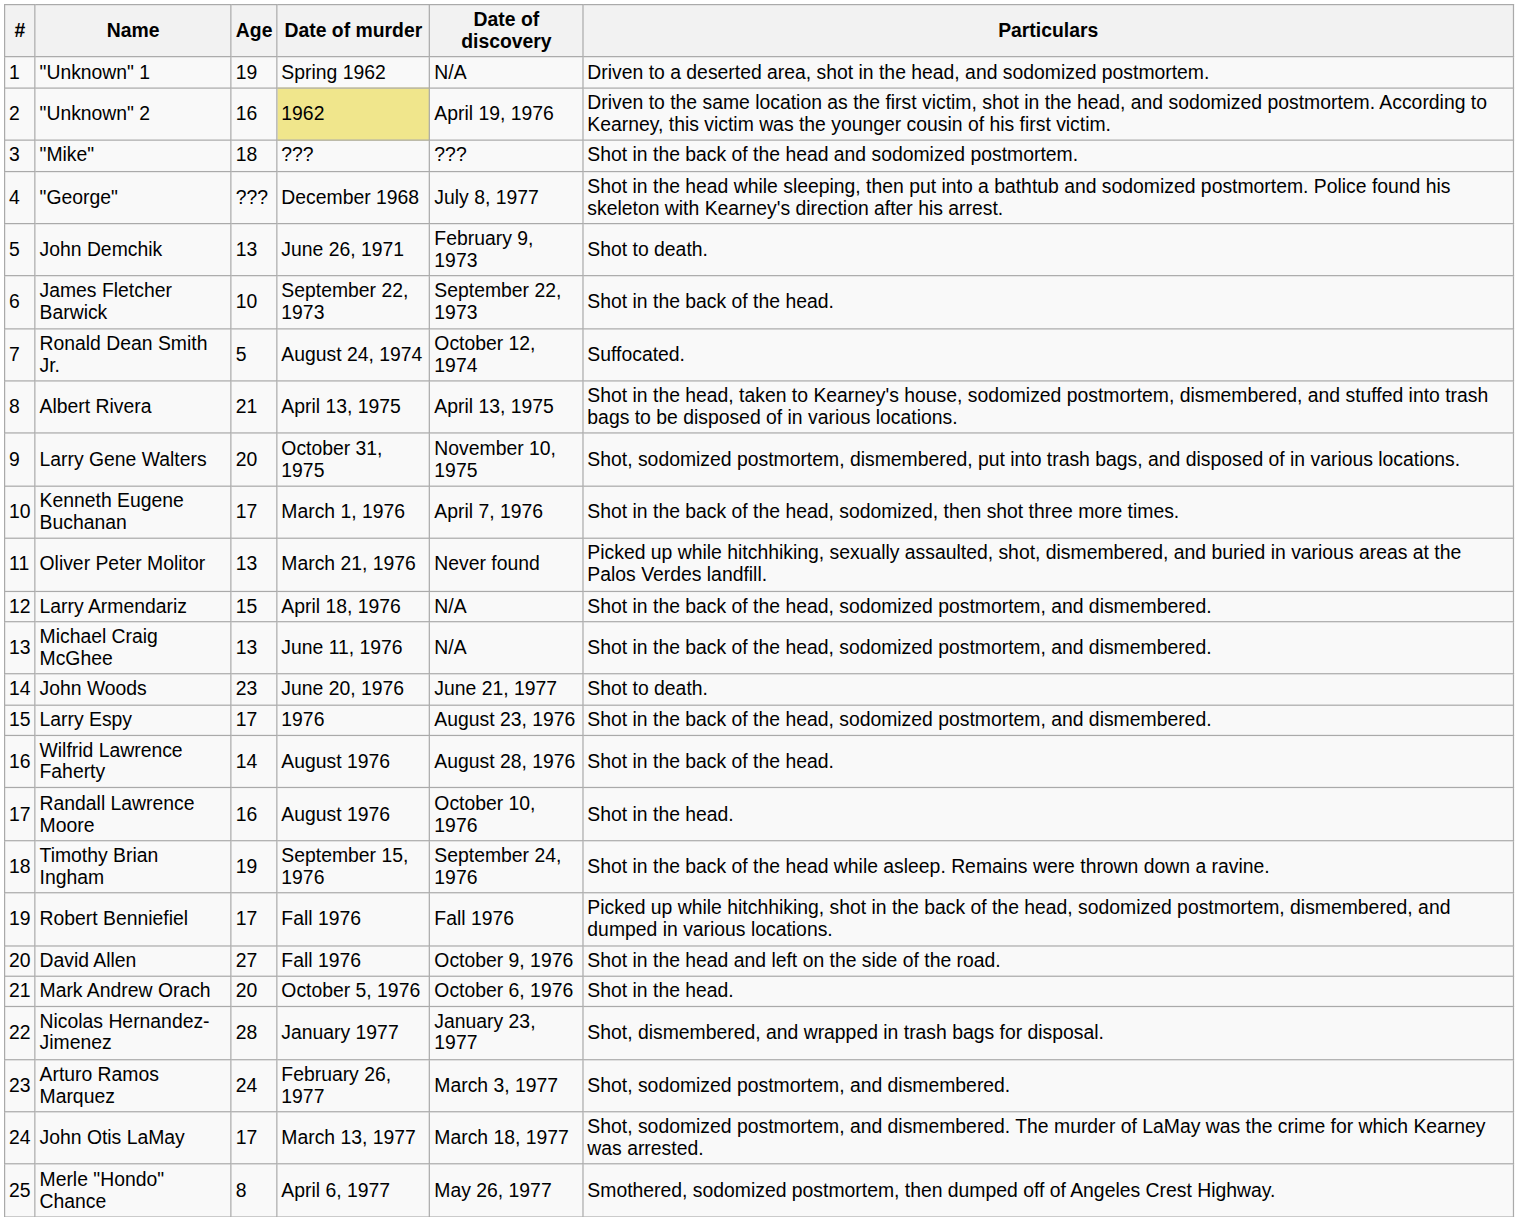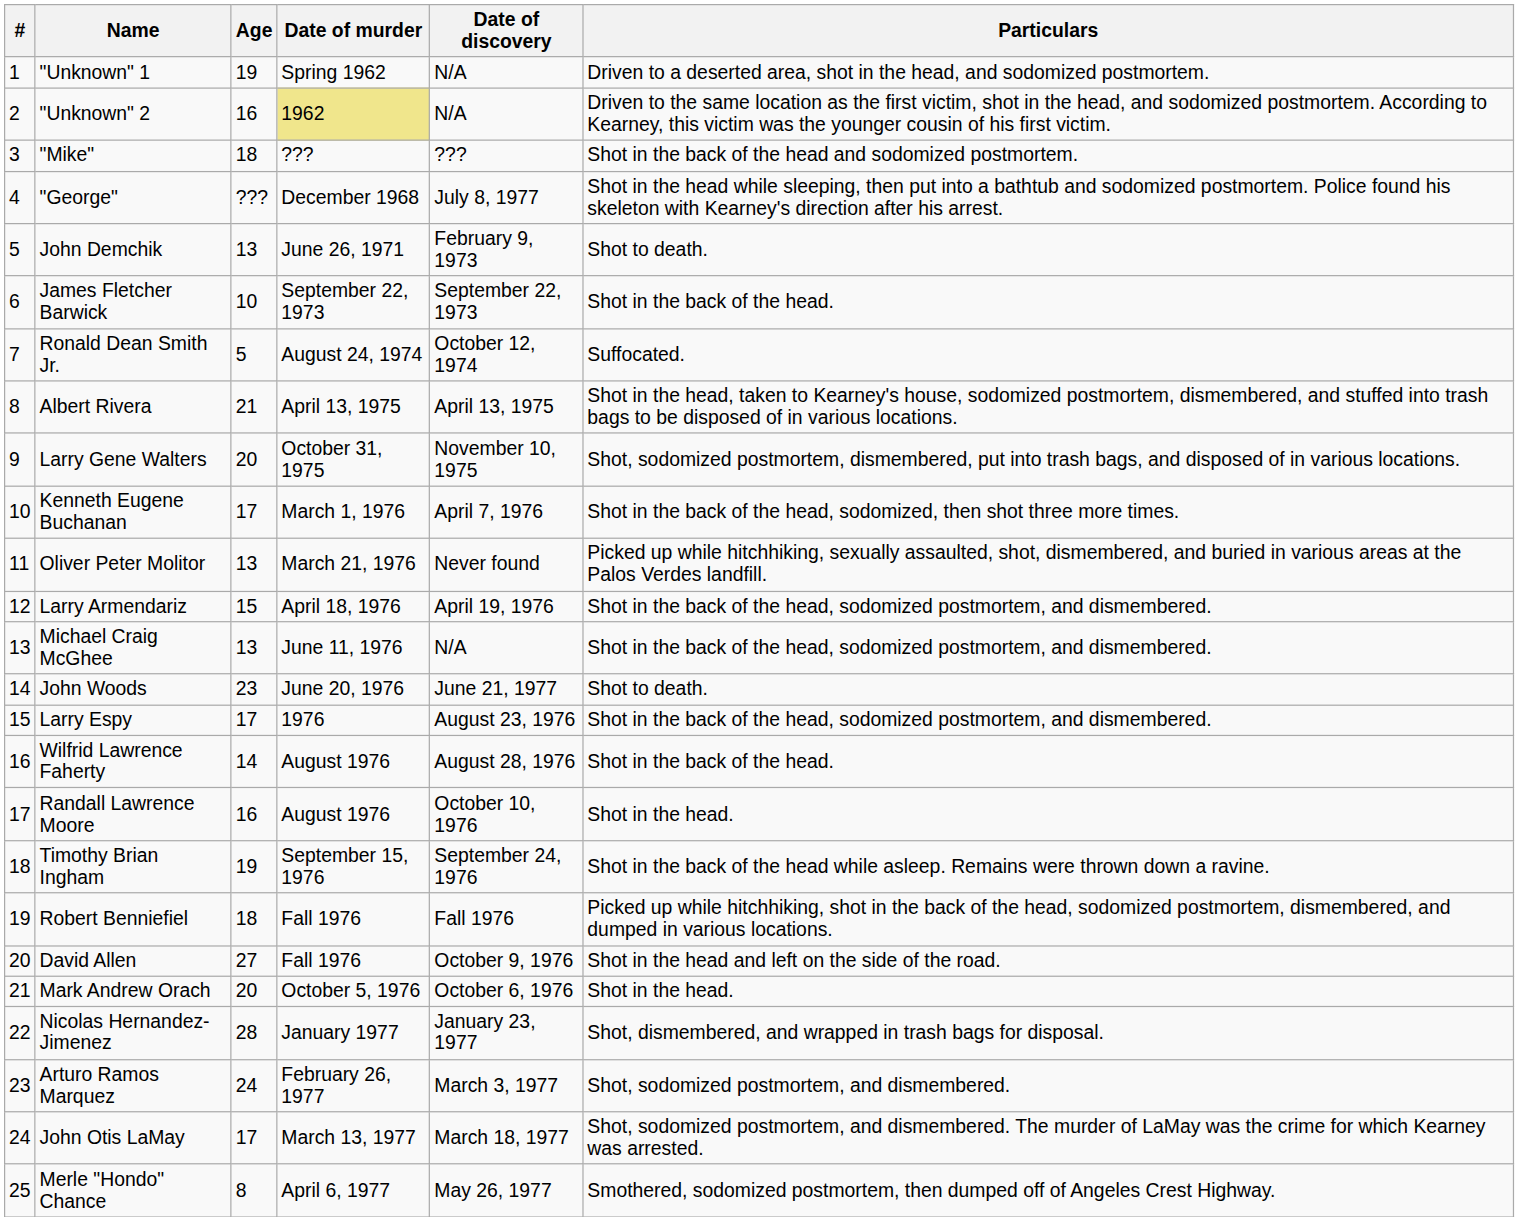(494, 113) April 19, 1976 -> (450, 113) N/A
(450, 606) N/A -> (494, 606) April 19, 1976
(247, 919) 17 -> (247, 919) 18
